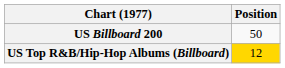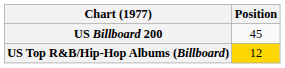(256, 33) 50 -> (256, 33) 45
